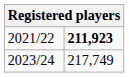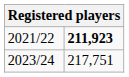(91, 60) 217,749 -> (91, 60) 217,751
